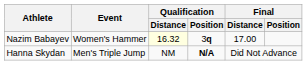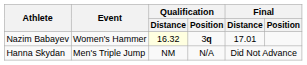(245, 39) 17.00 -> (245, 39) 17.01
(207, 53) bold -> (207, 53) normal
